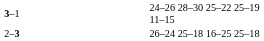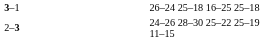(205, 14) 24–26 28–30 25–22 25–19 11–15 -> (205, 8) 26–24 25–18 16–25 25–18
(205, 34) 26–24 25–18 16–25 25–18 -> (205, 28) 24–26 28–30 25–22 25–19 11–15
